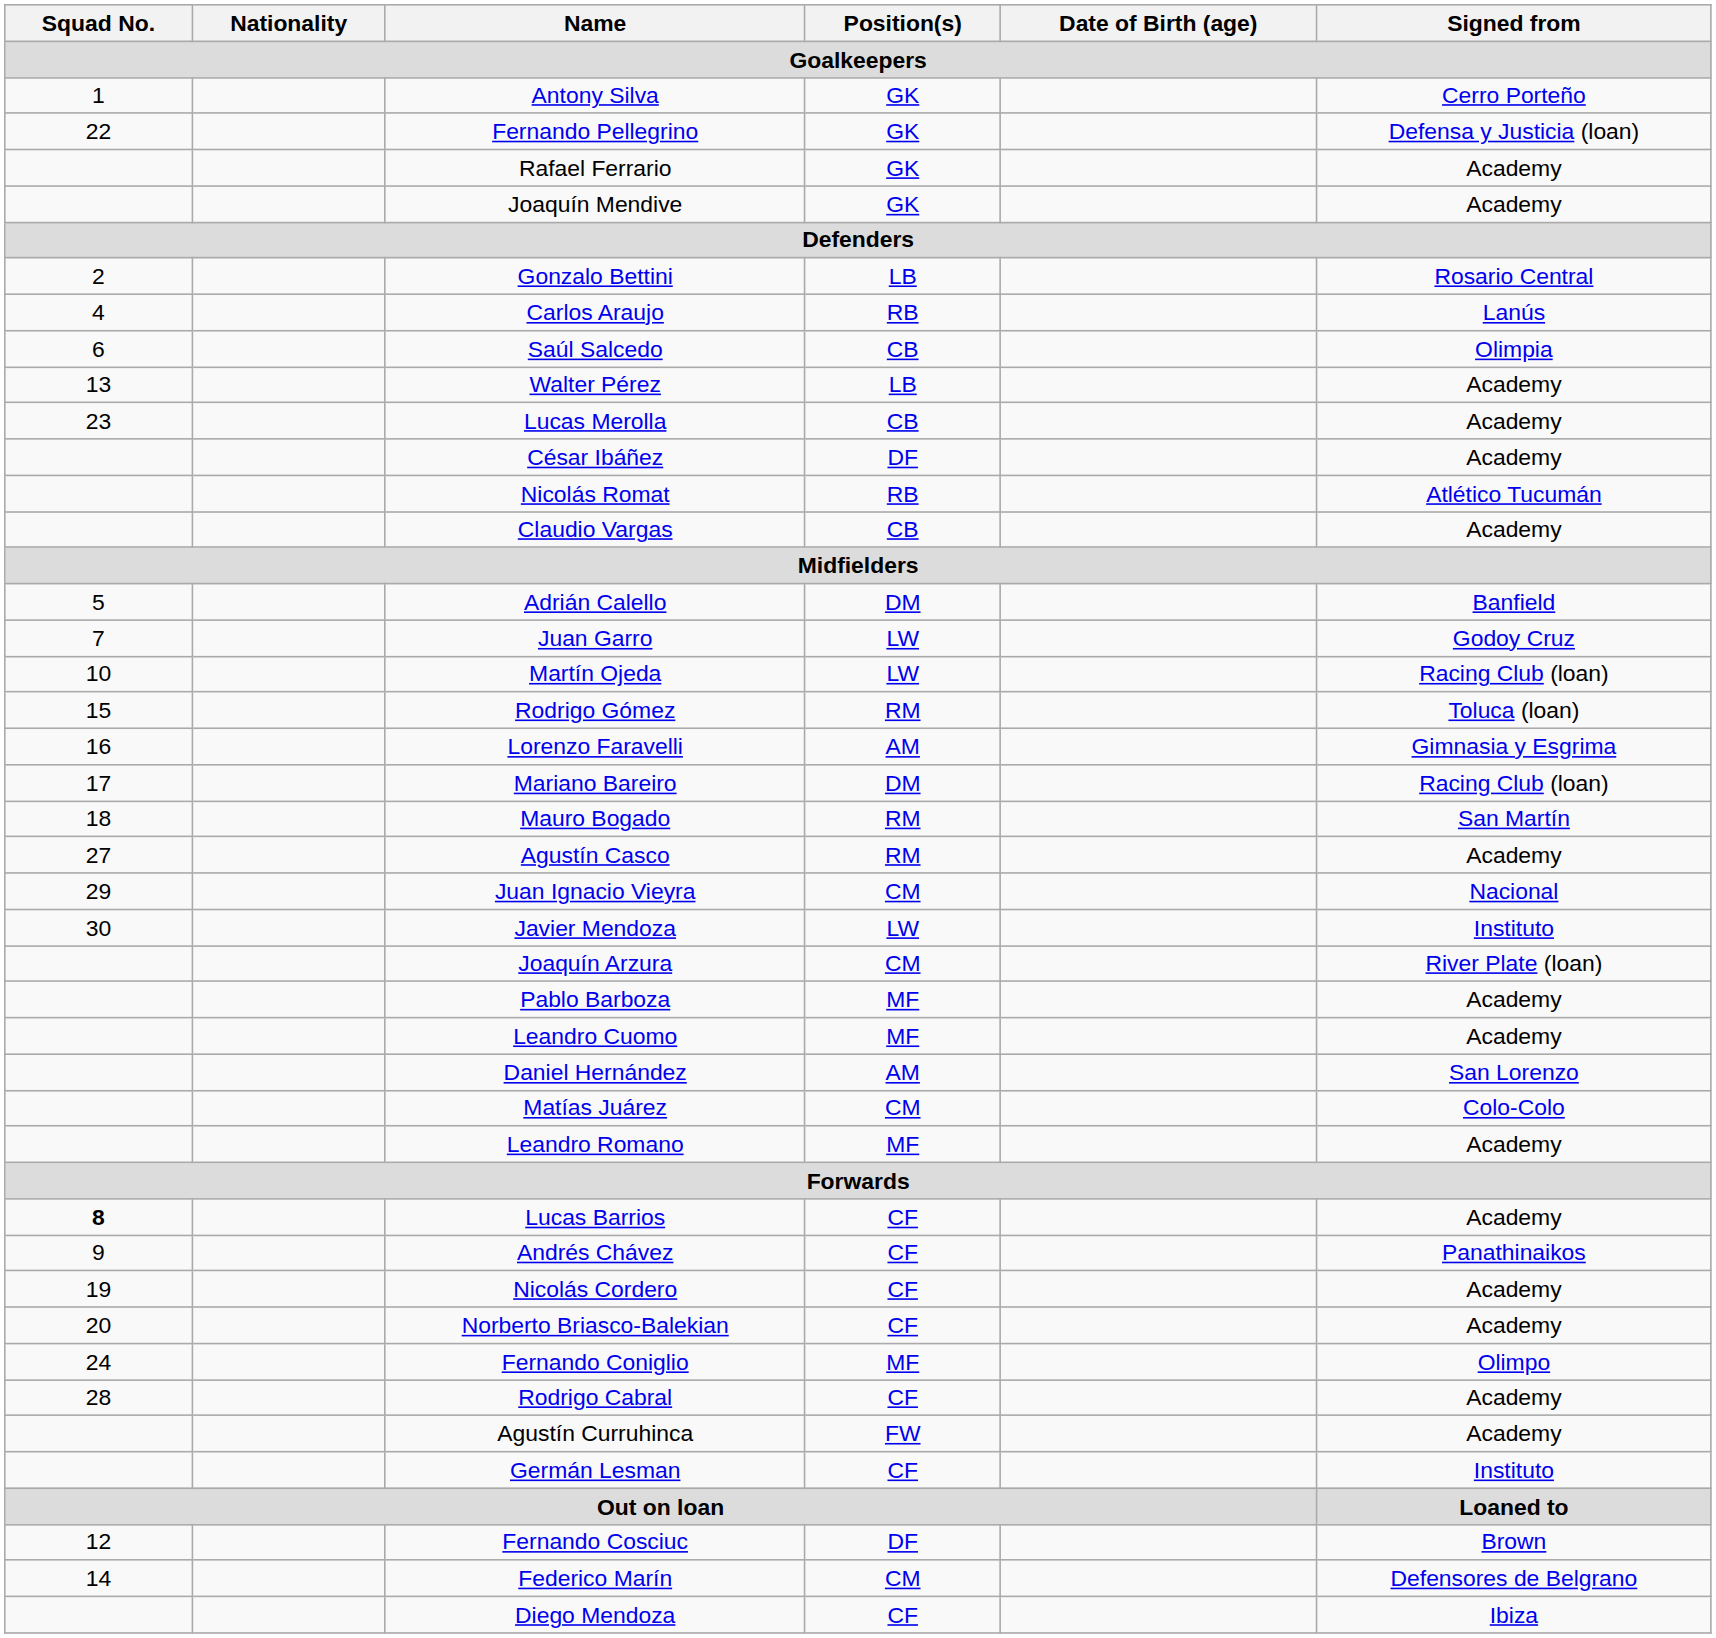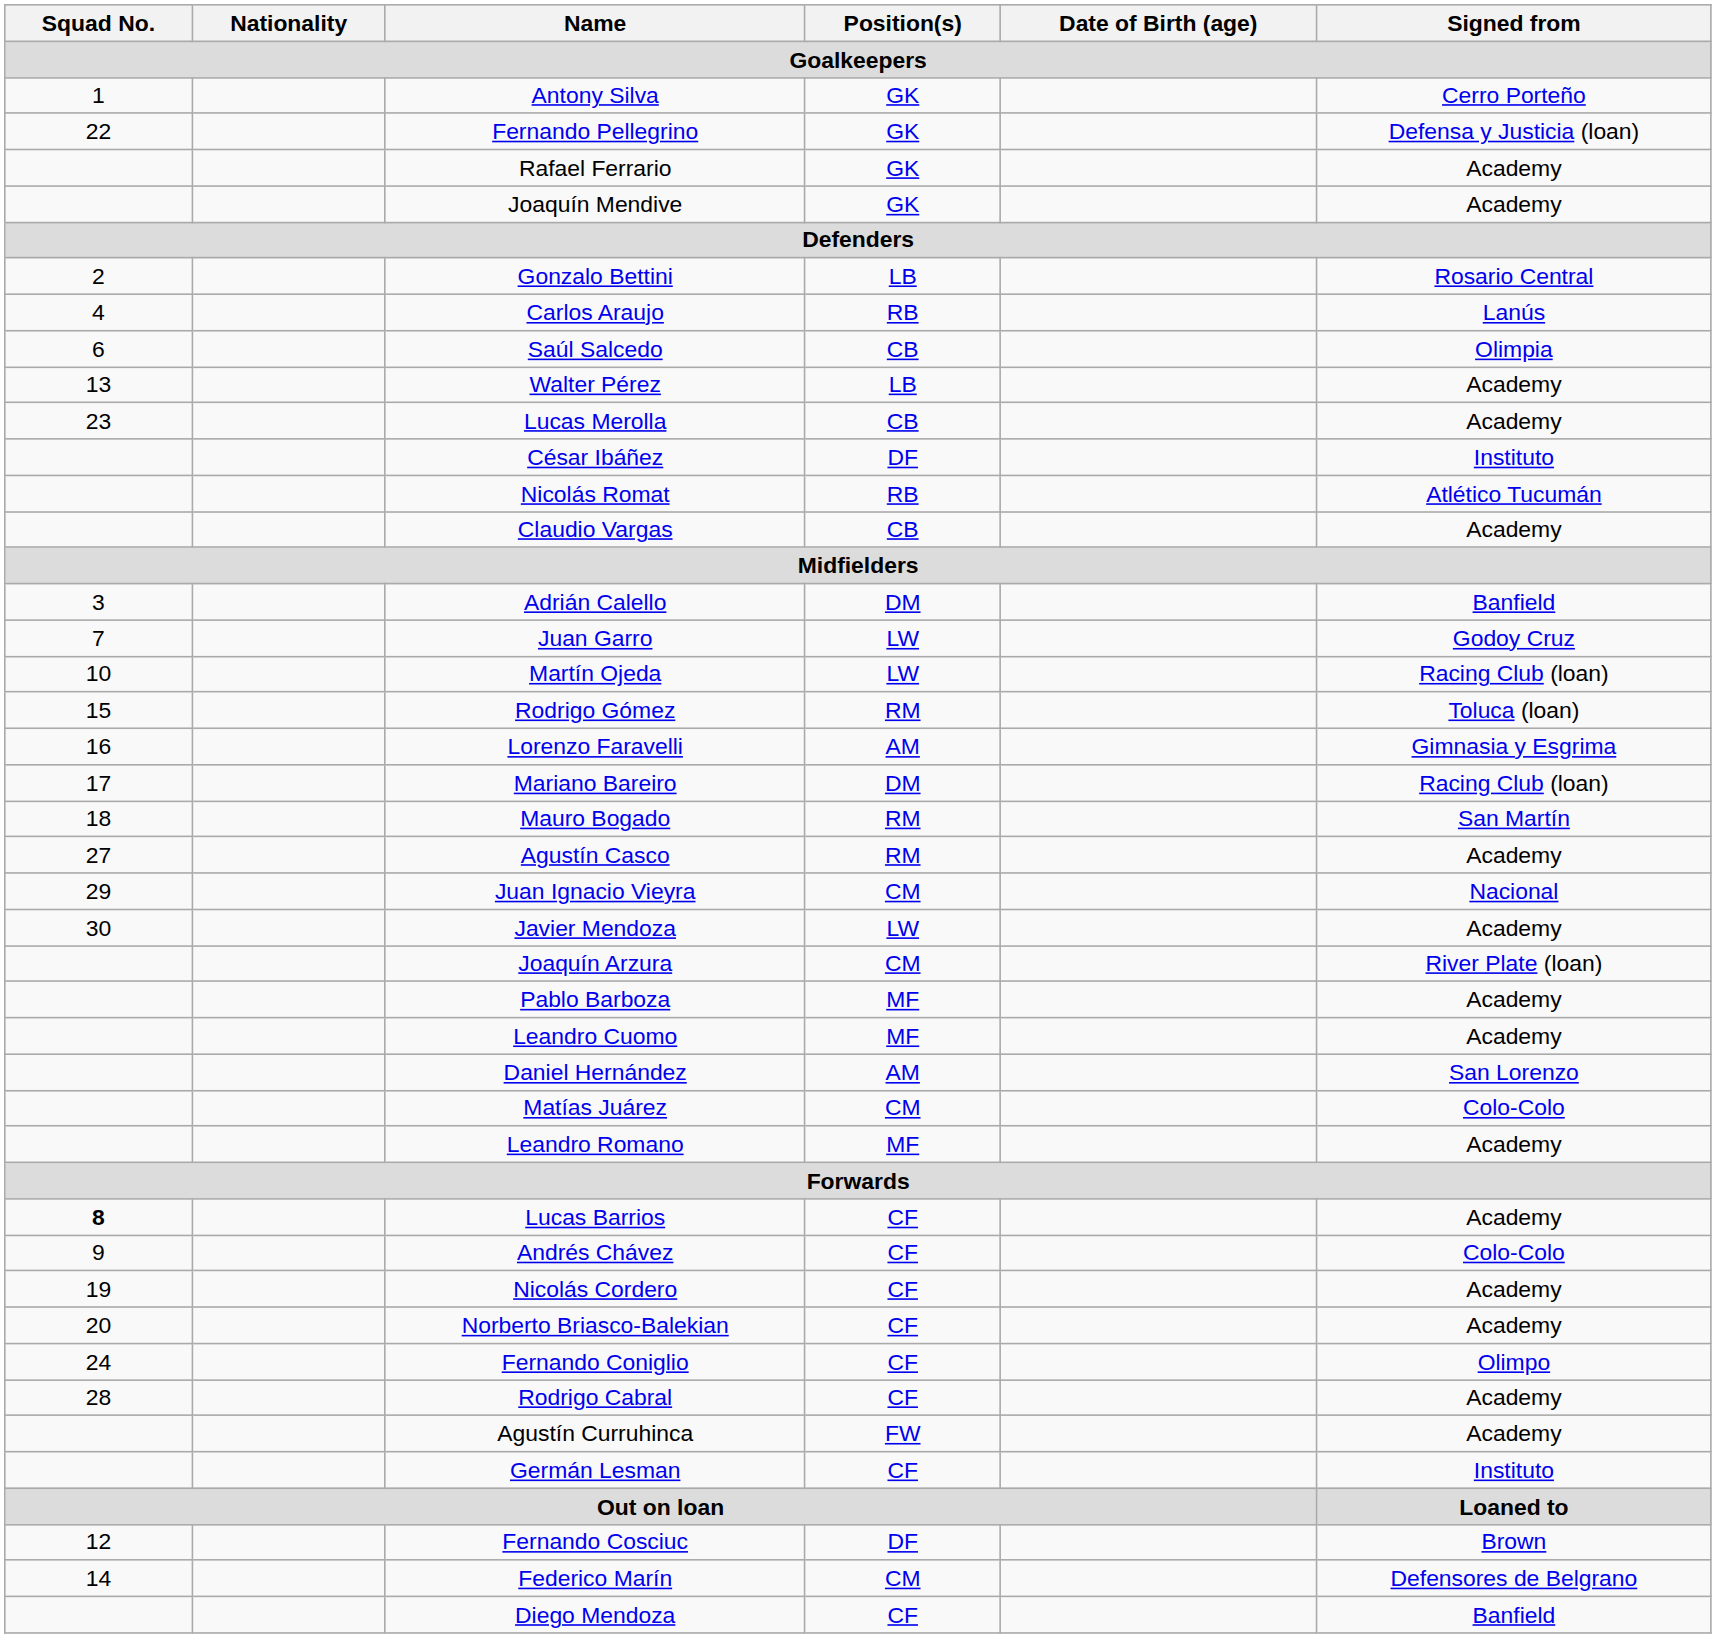(1514, 457) Academy -> (1514, 457) Instituto
(98, 602) 5 -> (98, 602) 3
(1514, 928) Instituto -> (1514, 928) Academy
(1514, 1253) Panathinaikos -> (1514, 1253) Colo-Colo
(903, 1362) MF -> (903, 1362) CF
(1514, 1615) Ibiza -> (1514, 1615) Banfield
